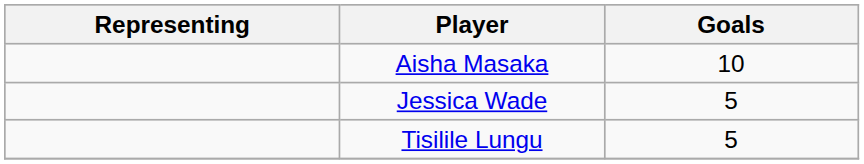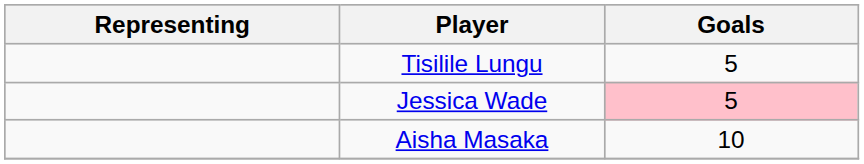rows swapped: (472, 63) <-> (472, 140)
(731, 101) no background -> (731, 101) pink background
